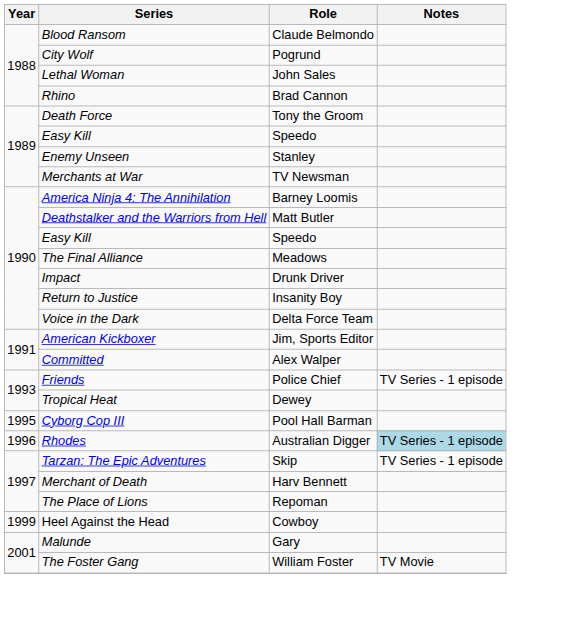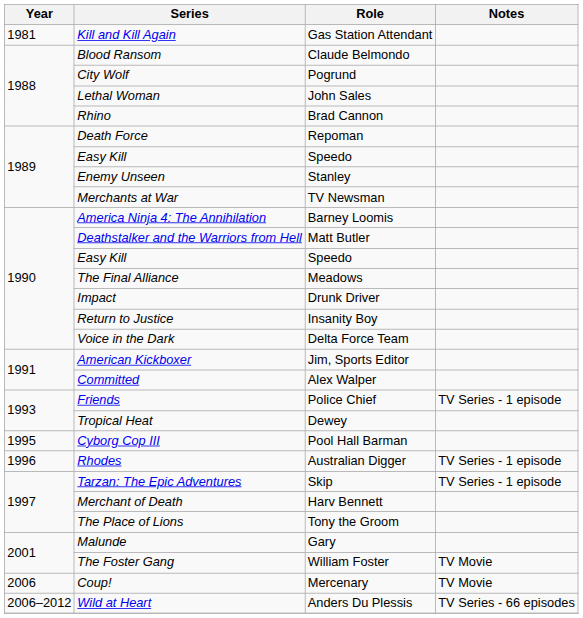+ row: (22, 34)
(318, 116) Tony the Groom -> (336, 136) Repoman
(441, 440) lightblue background -> (500, 461) no background
(300, 501) Repoman -> (353, 522) Tony the Groom
- row: (22, 522)
+ row: (22, 583)
+ row: (39, 603)
